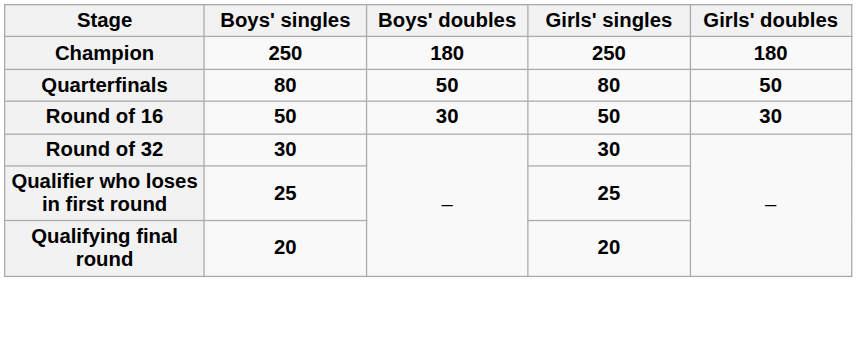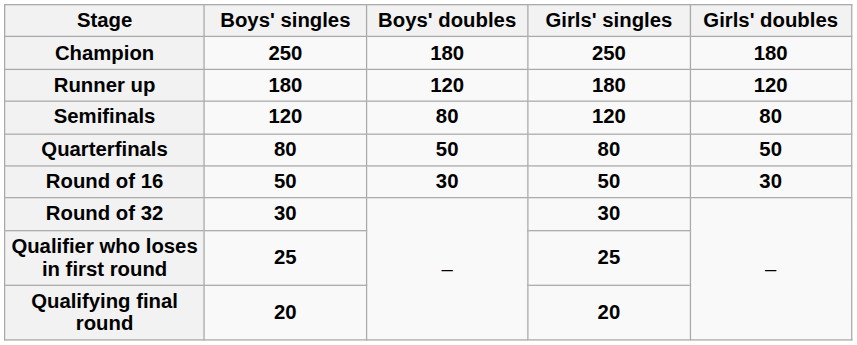+ row: (105, 85)
+ row: (105, 117)
